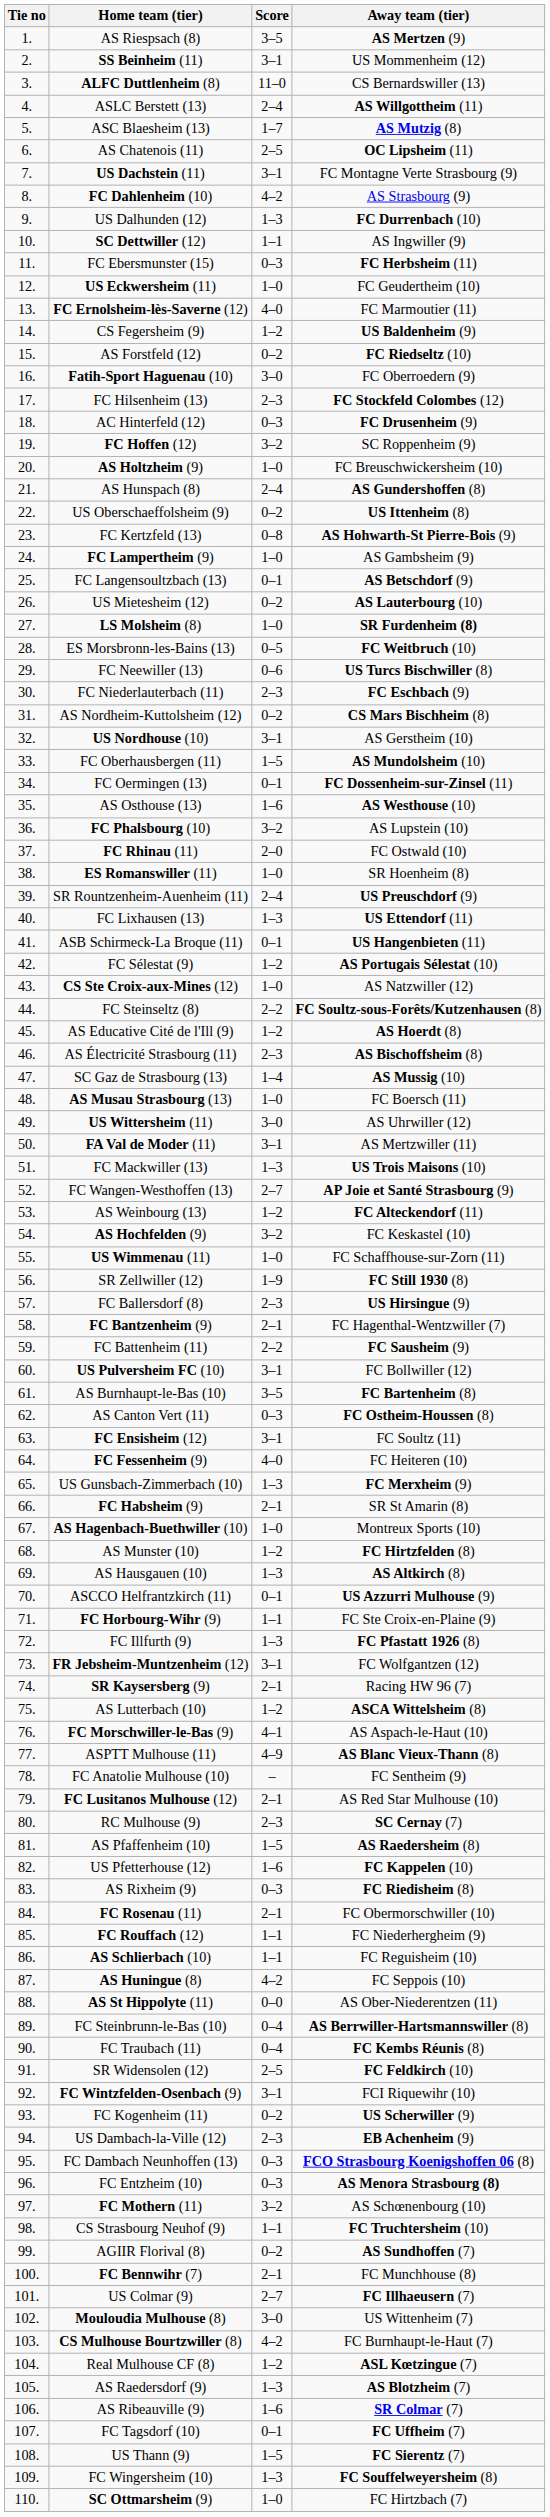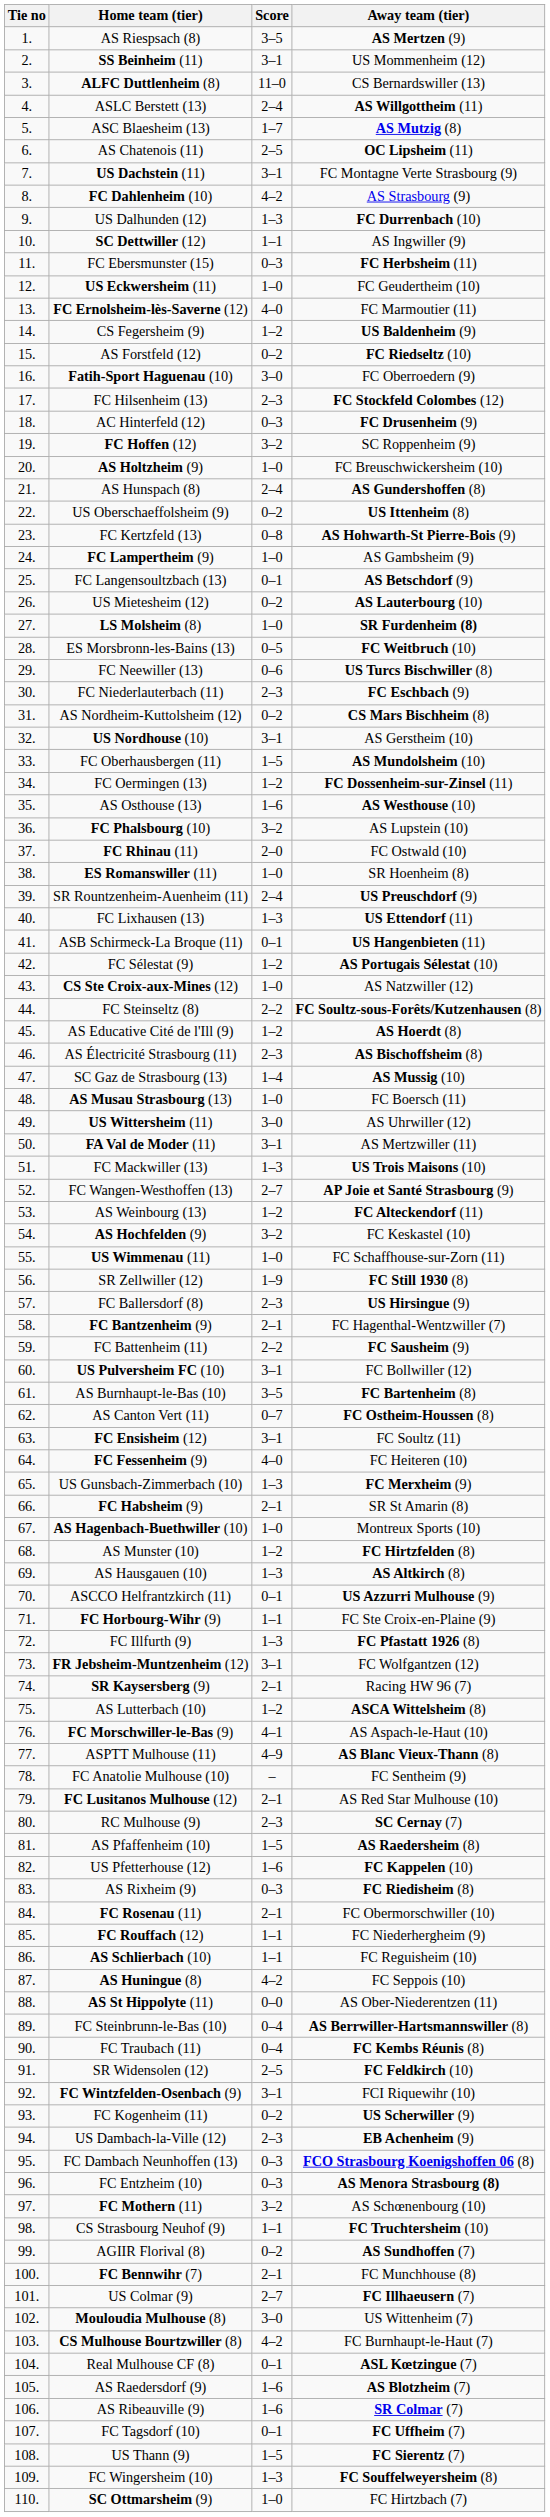(272, 783) 0–1 -> (272, 783) 1–2
(272, 1415) 0–3 -> (272, 1415) 0–7
(272, 2364) 1–2 -> (272, 2364) 0–1
(272, 2387) 1–3 -> (272, 2387) 1–6
